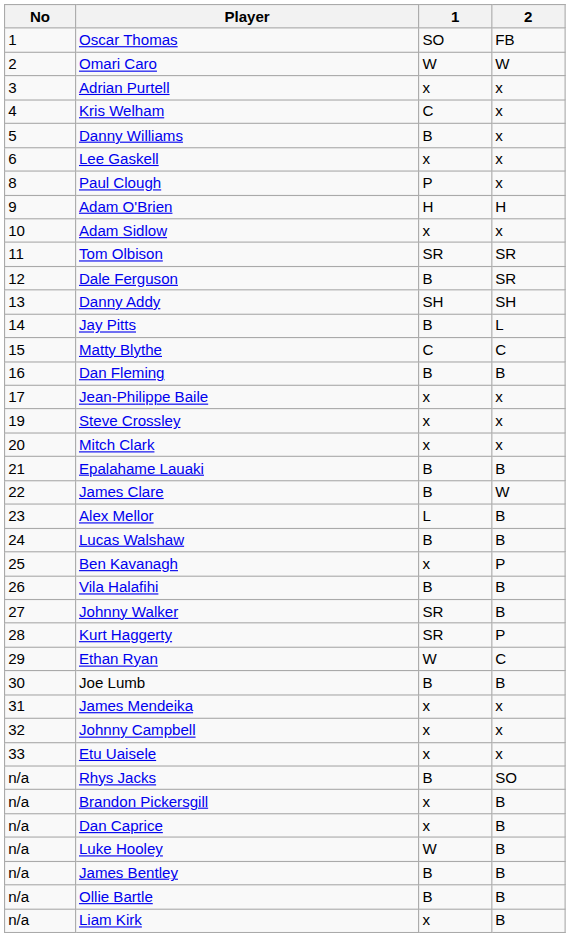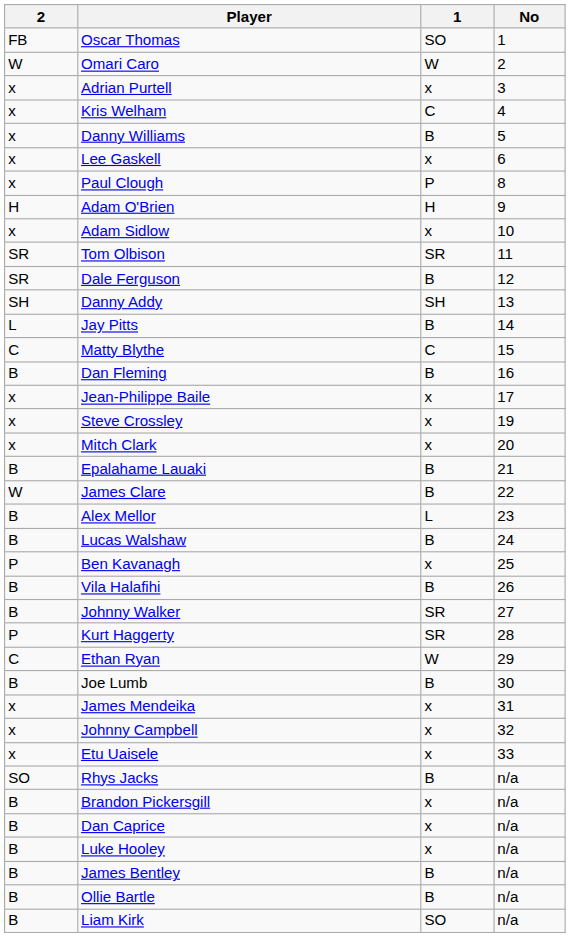columns swapped: (40, 16) <-> (528, 16)
(430, 849) W -> (428, 849) x
(426, 920) x -> (435, 920) SO
